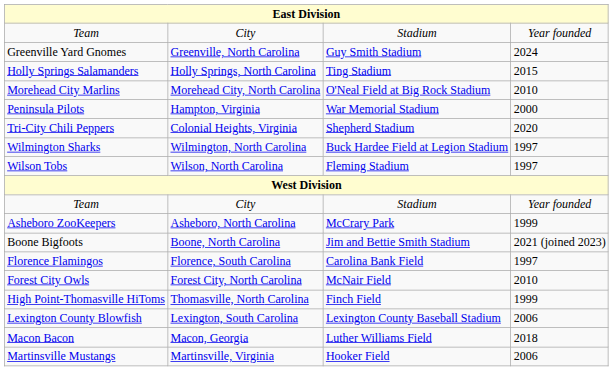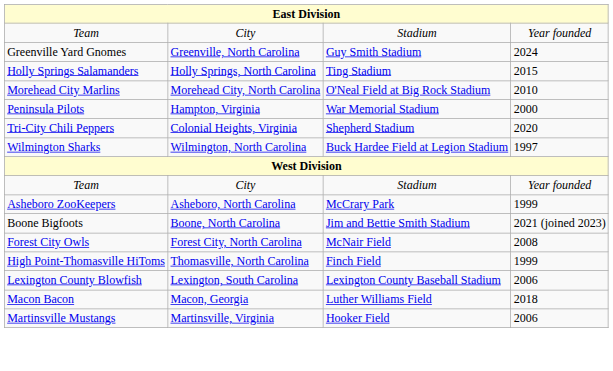- row: (37, 166)
- row: (55, 261)
(526, 280) 2010 -> (526, 242) 2008
